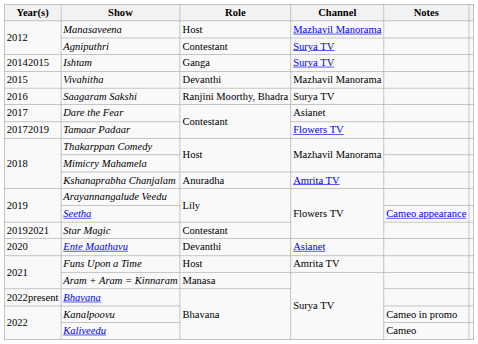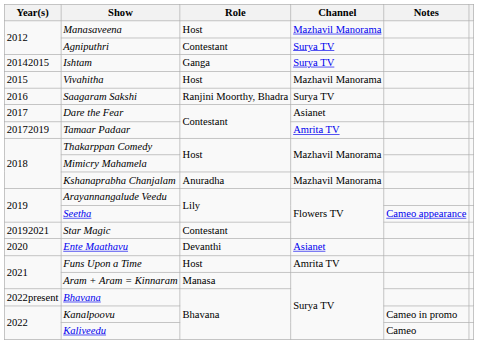(202, 79) Devanthi -> (192, 79) Host
(318, 130) Flowers TV -> (316, 130) Amrita TV
(316, 180) Amrita TV -> (337, 180) Mazhavil Manorama
